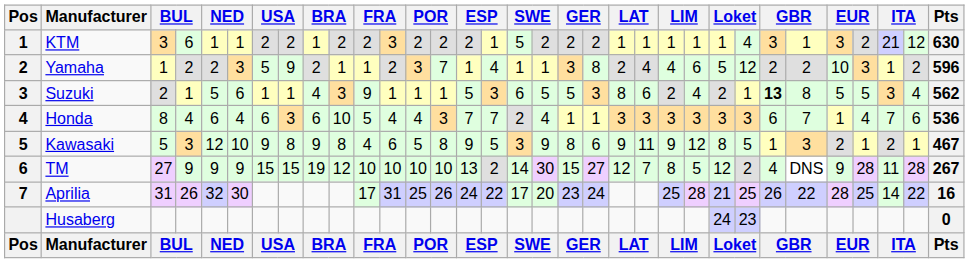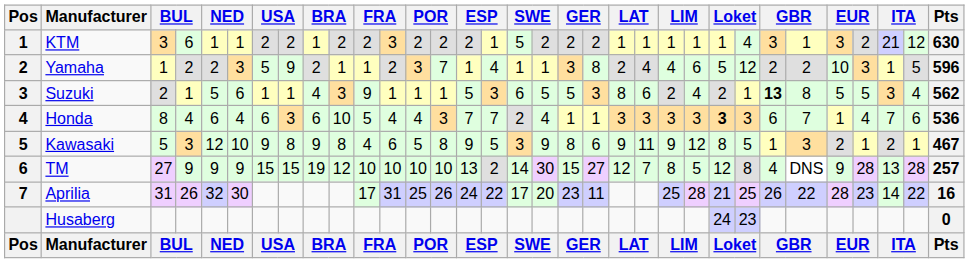(916, 68) 2 -> (916, 68) 5
(722, 118) normal -> (722, 118) bold
(748, 169) 2 -> (748, 169) 8
(891, 169) 11 -> (891, 169) 13
(946, 169) 267 -> (946, 169) 257
(596, 194) 24 -> (596, 194) 11
(865, 194) 25 -> (865, 194) 23
